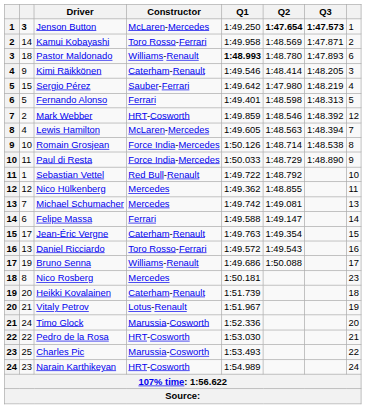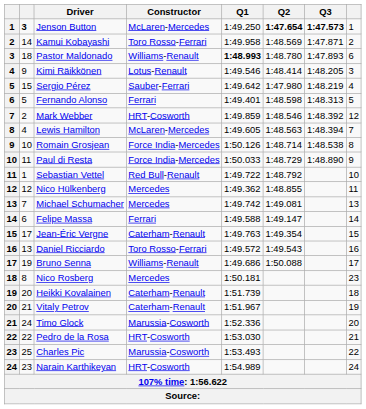(167, 71) Caterham-Renault -> (158, 71) Lotus-Renault
(158, 307) Lotus-Renault -> (167, 307) Caterham-Renault
